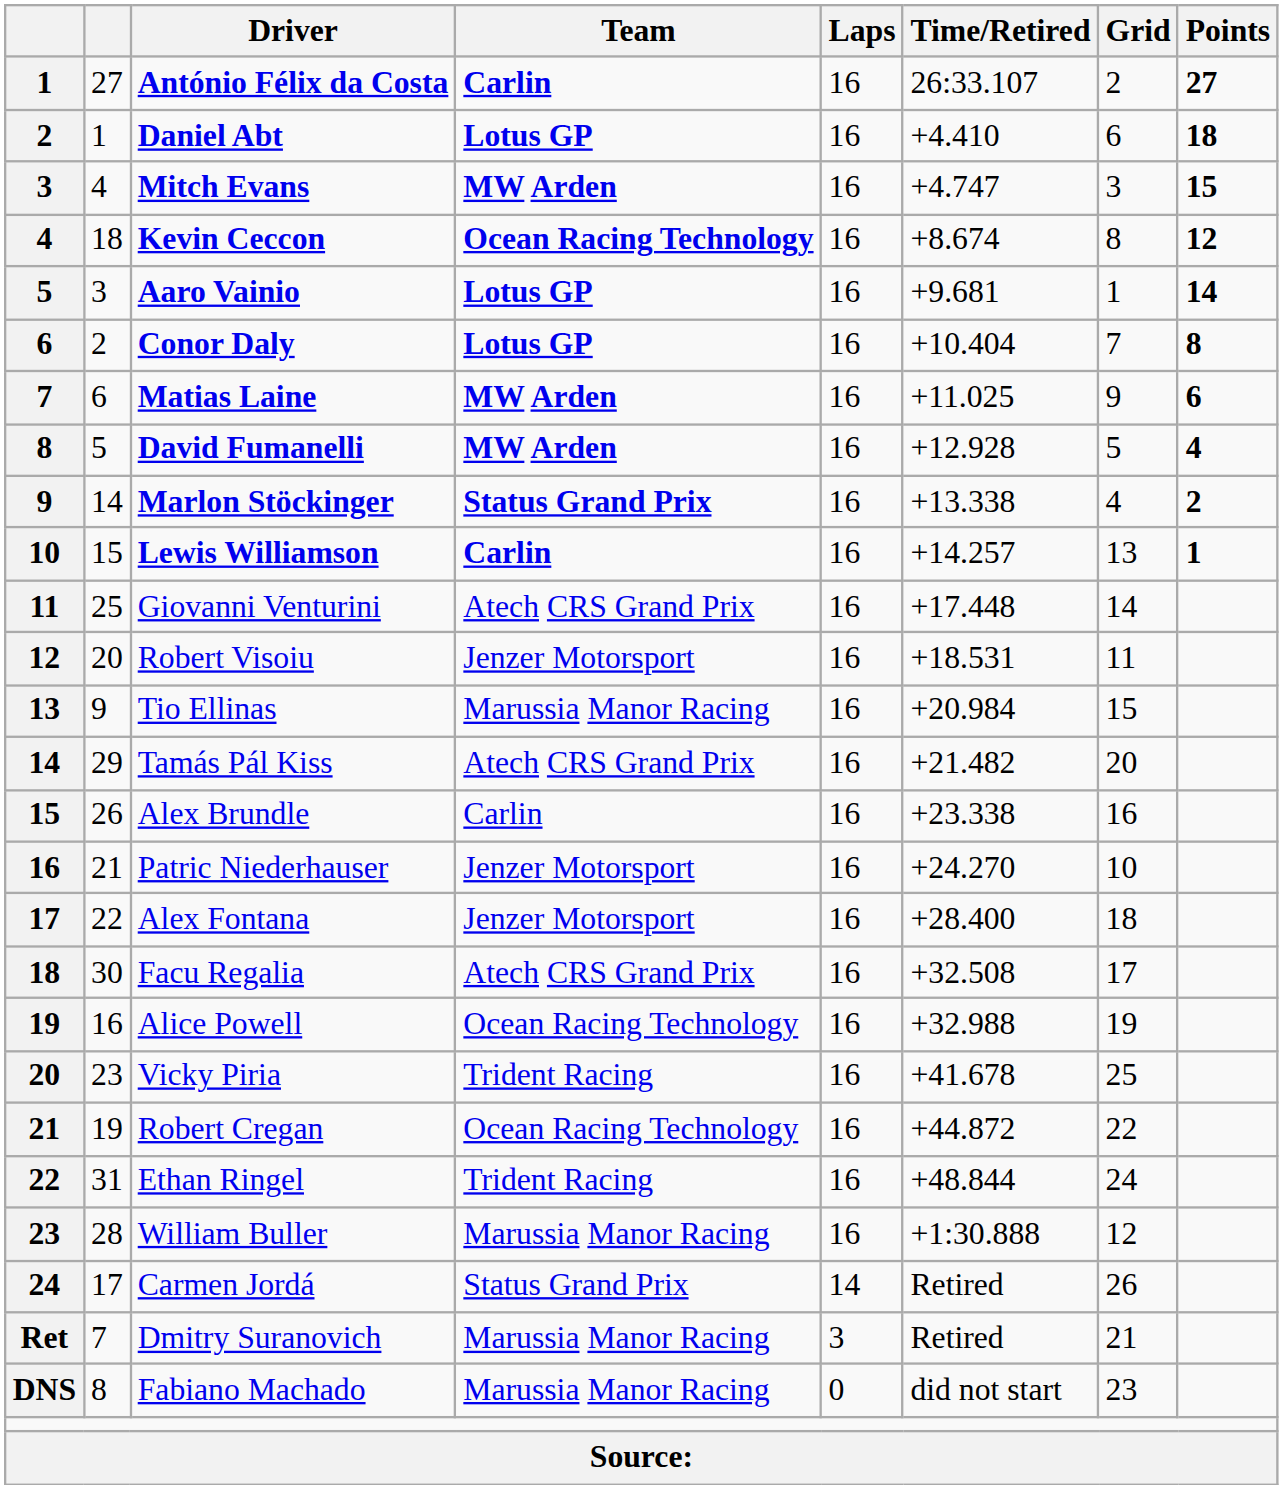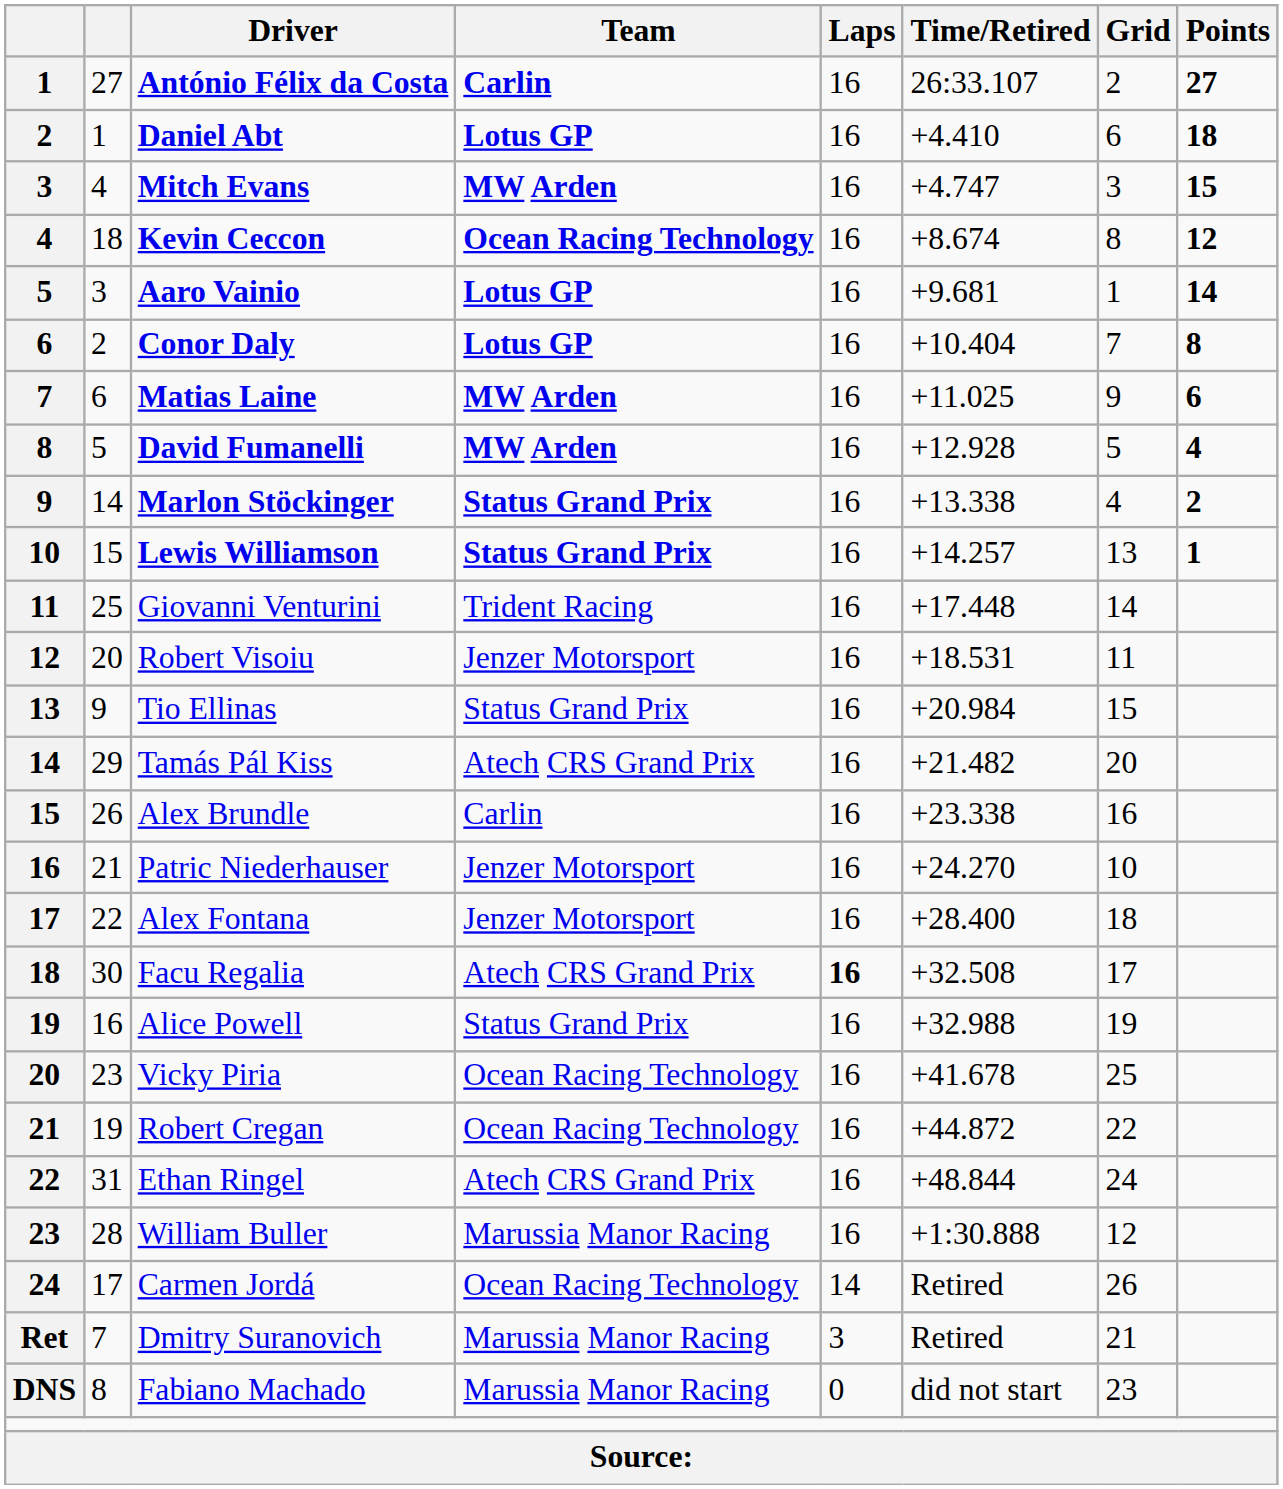(507, 553) Carlin -> (587, 553) Status Grand Prix
(609, 605) Atech CRS Grand Prix -> (558, 605) Trident Racing
(616, 709) Marussia Manor Racing -> (576, 709) Status Grand Prix
(844, 971) normal -> (844, 971) bold
(631, 1023) Ocean Racing Technology -> (576, 1023) Status Grand Prix
(558, 1075) Trident Racing -> (631, 1075) Ocean Racing Technology
(558, 1180) Trident Racing -> (609, 1180) Atech CRS Grand Prix
(576, 1284) Status Grand Prix -> (631, 1284) Ocean Racing Technology
